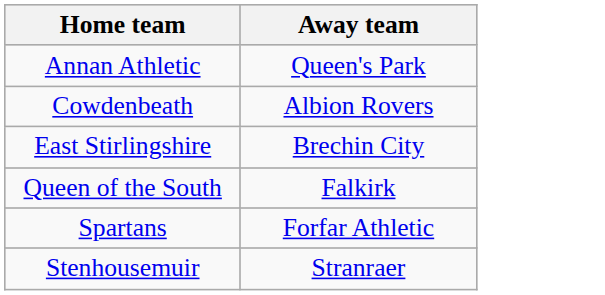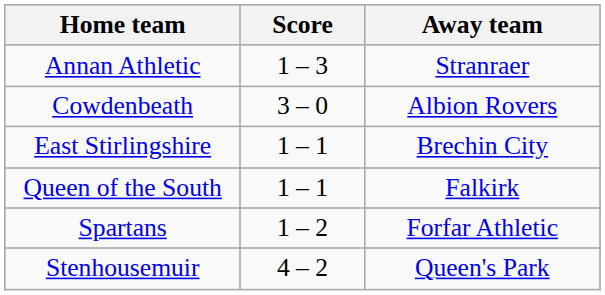+ column: (302, 24)
(358, 65) Queen's Park -> (482, 65) Stranraer
(358, 268) Stranraer -> (482, 268) Queen's Park
